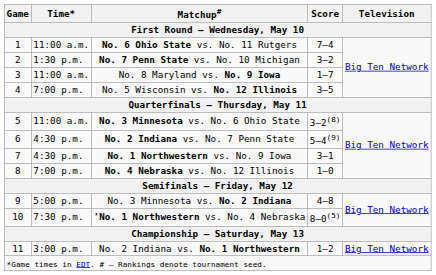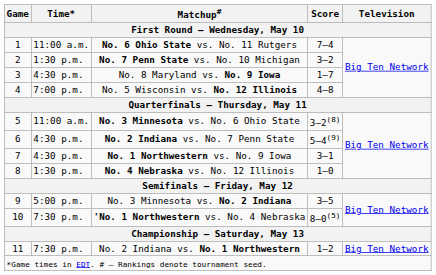(61, 75) 11:00 a.m. -> (58, 75) 4:30 p.m.
(325, 90) 3–5 -> (325, 90) 4–8
(58, 171) 7:00 p.m. -> (58, 171) 1:30 p.m.
(325, 201) 4–8 -> (325, 201) 3–5
(58, 249) 3:00 p.m. -> (58, 249) 7:30 p.m.
